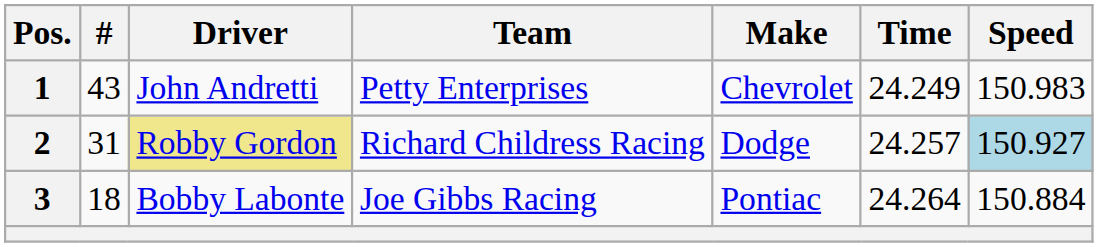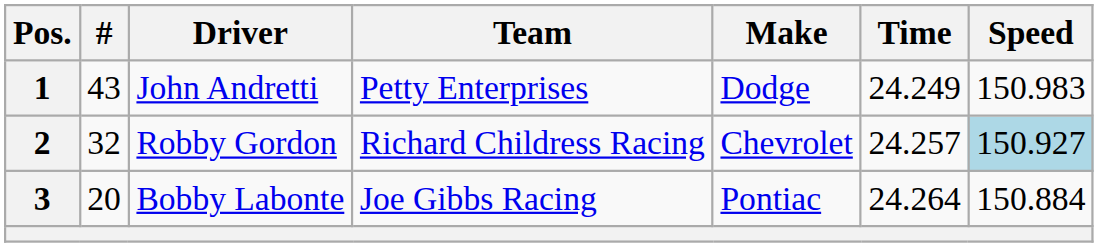(787, 87) Chevrolet -> (765, 87) Dodge
(104, 143) 31 -> (104, 143) 32
(237, 143) khaki background -> (237, 143) no background
(765, 143) Dodge -> (787, 143) Chevrolet
(104, 198) 18 -> (104, 198) 20
